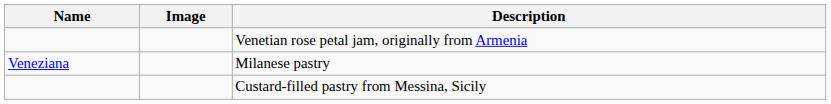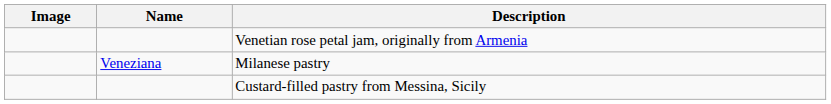columns swapped: (72, 16) <-> (186, 16)
